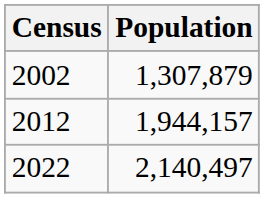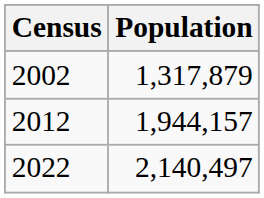(194, 74) 1,307,879 -> (194, 74) 1,317,879
